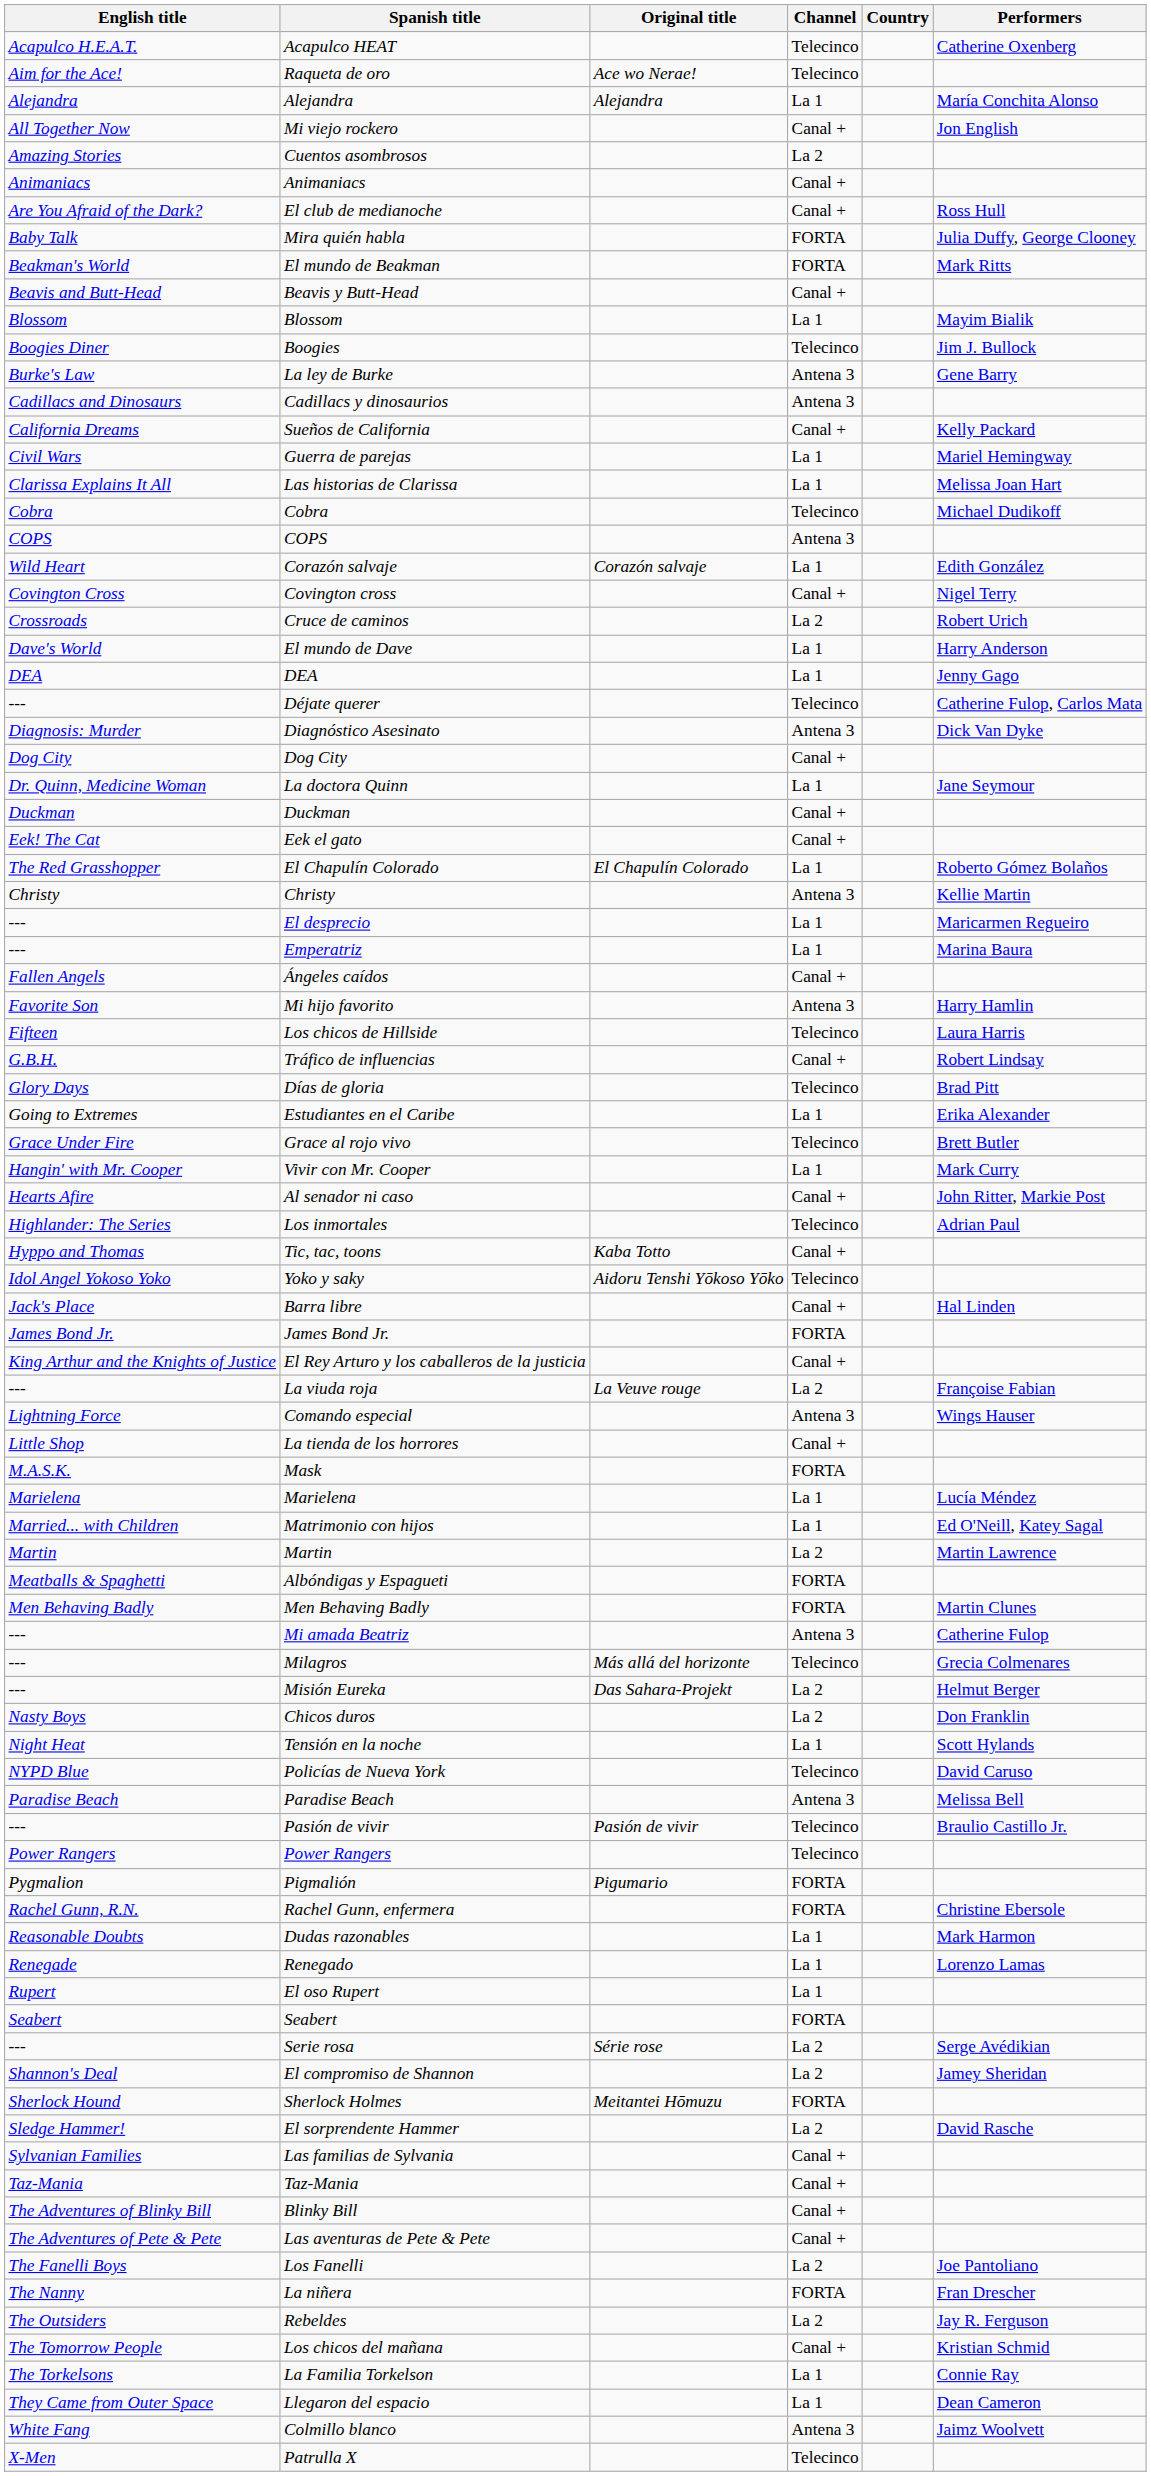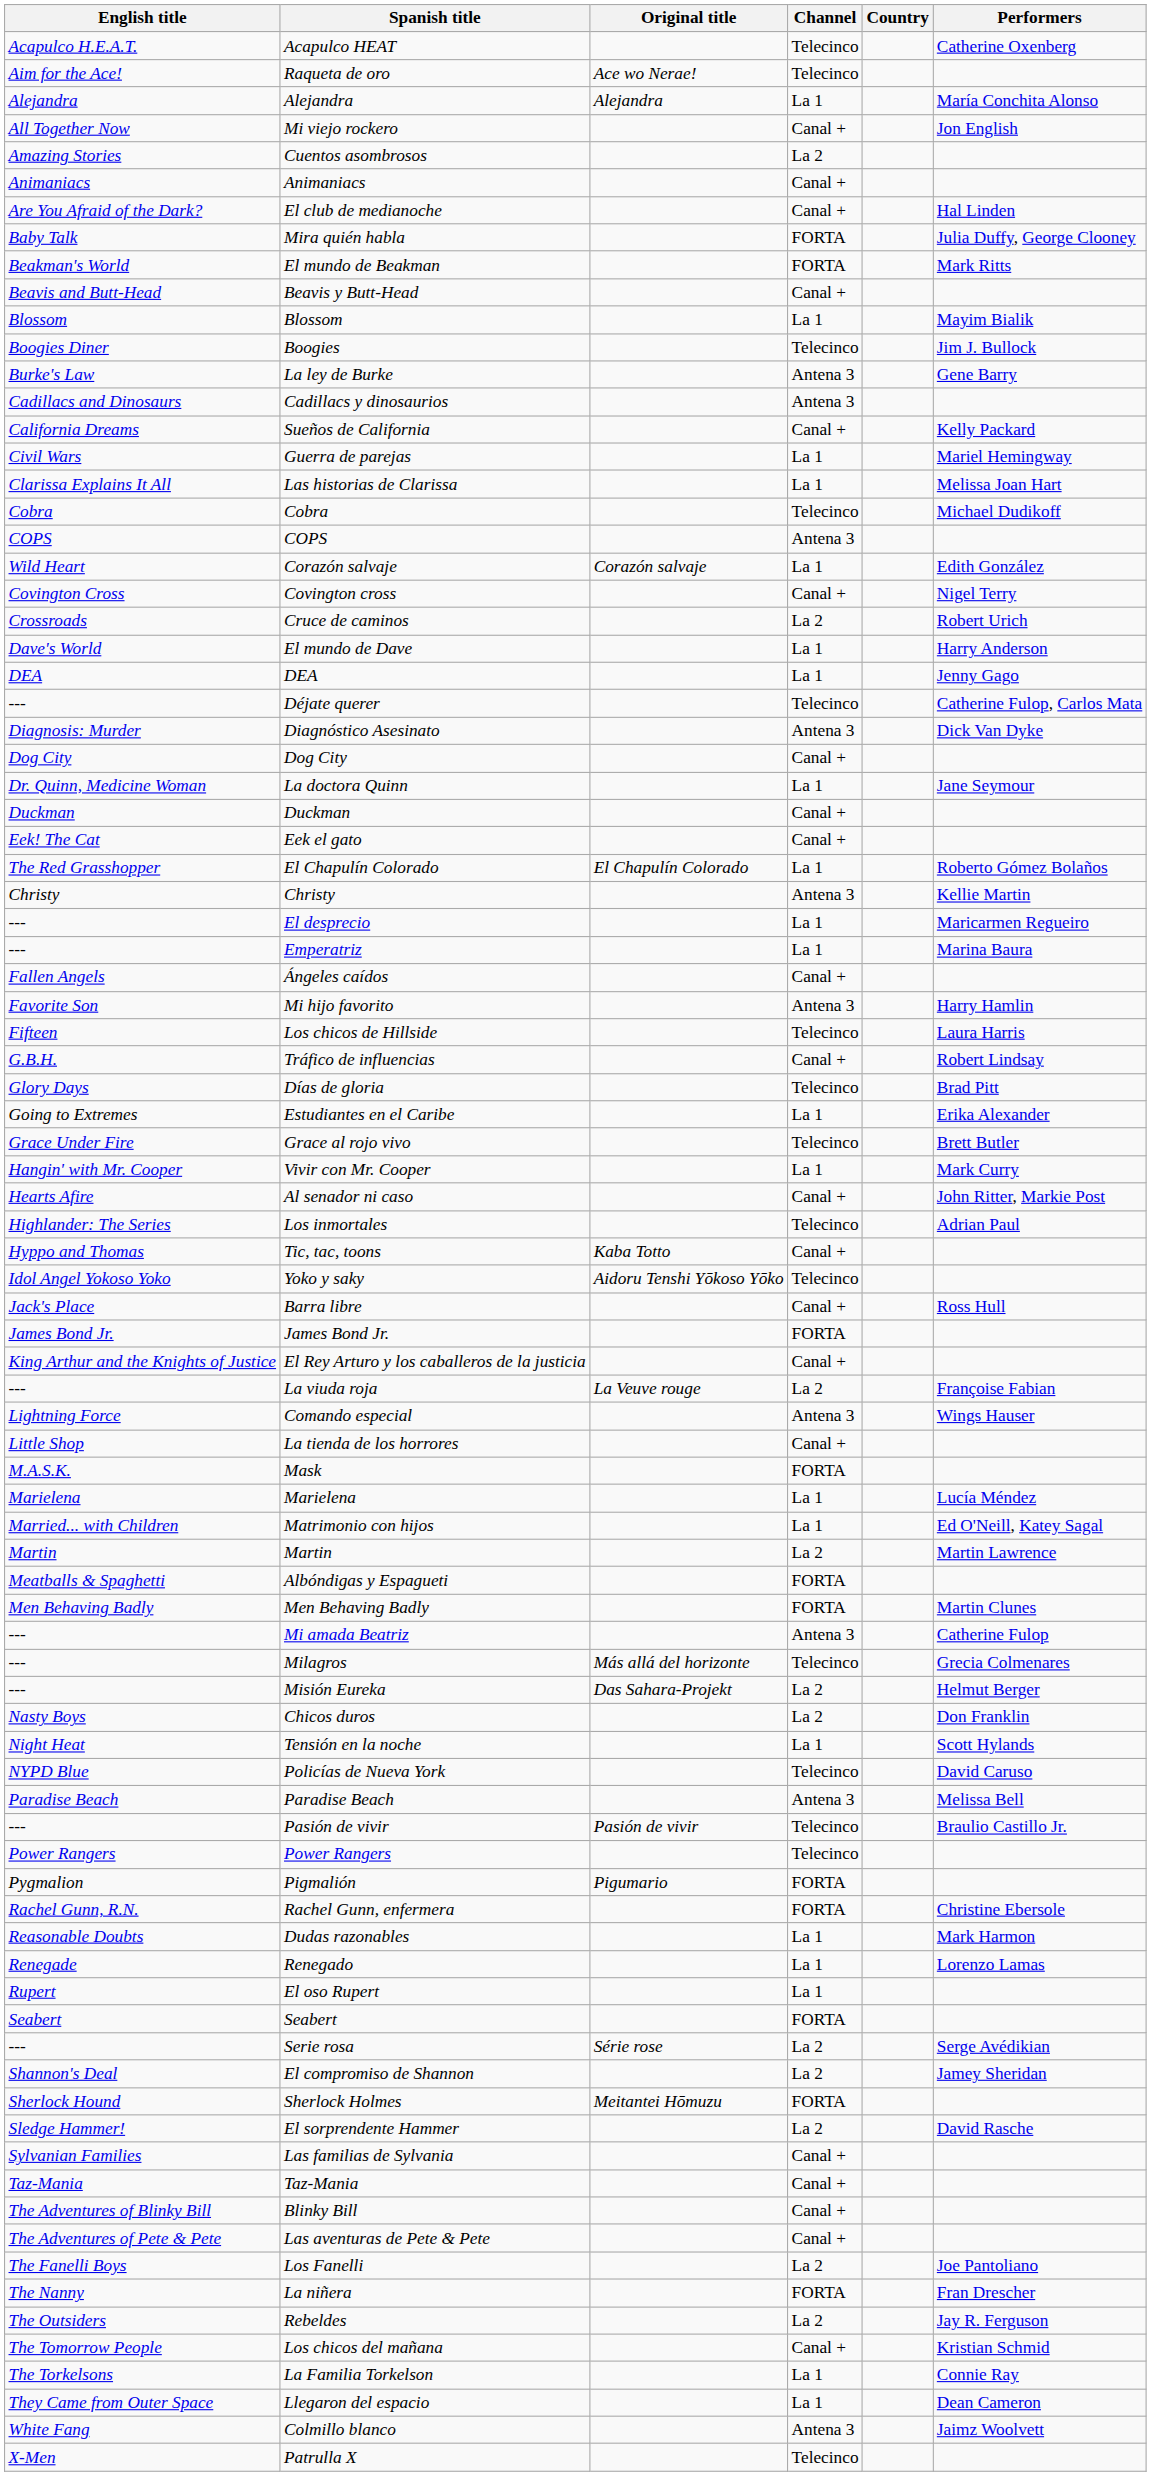(971, 210) Ross Hull -> (976, 210) Hal Linden
(976, 1306) Hal Linden -> (971, 1306) Ross Hull
